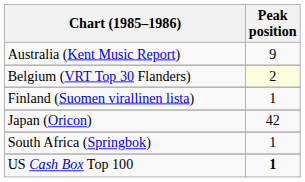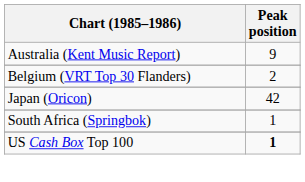(273, 76) lightyellow background -> (273, 76) no background
- row: (101, 98)
